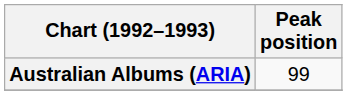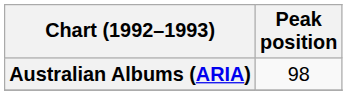(299, 74) 99 -> (299, 74) 98
